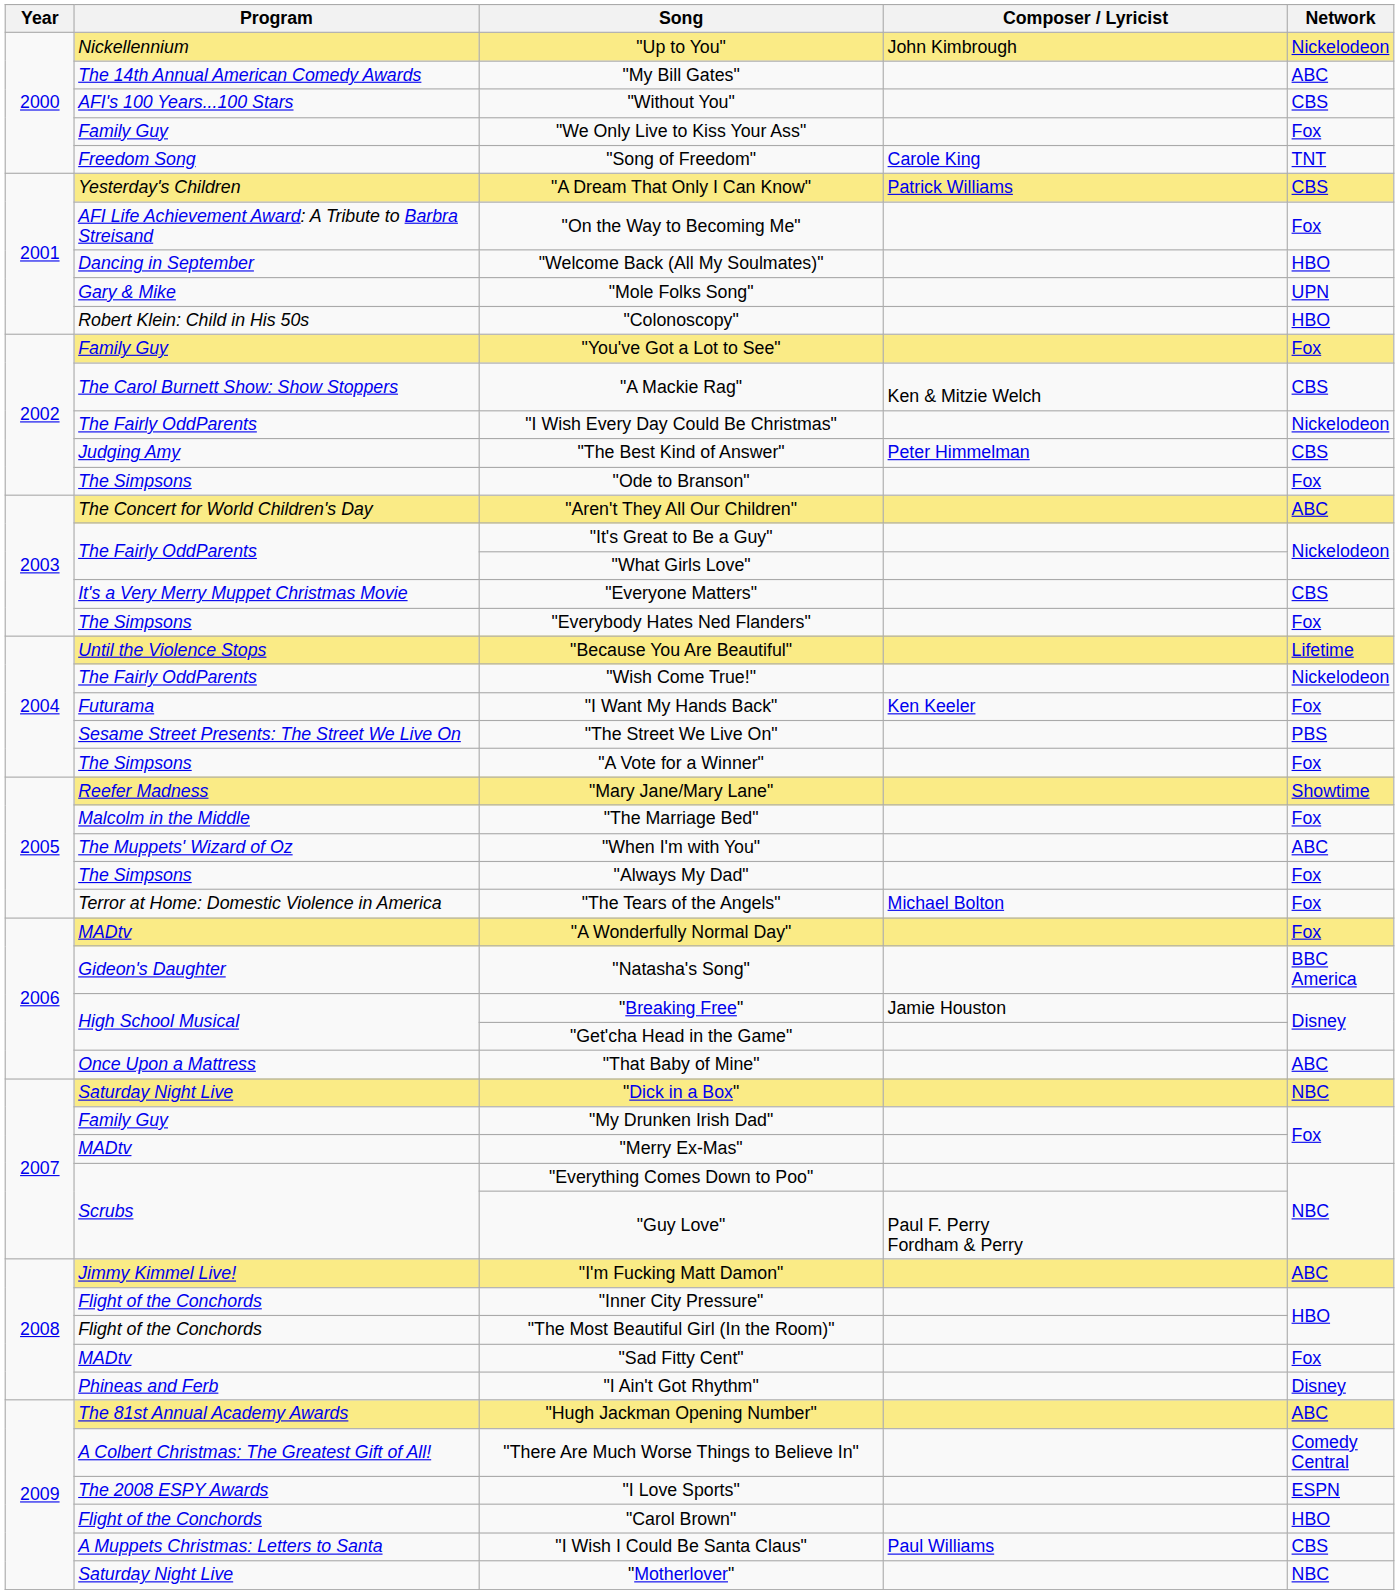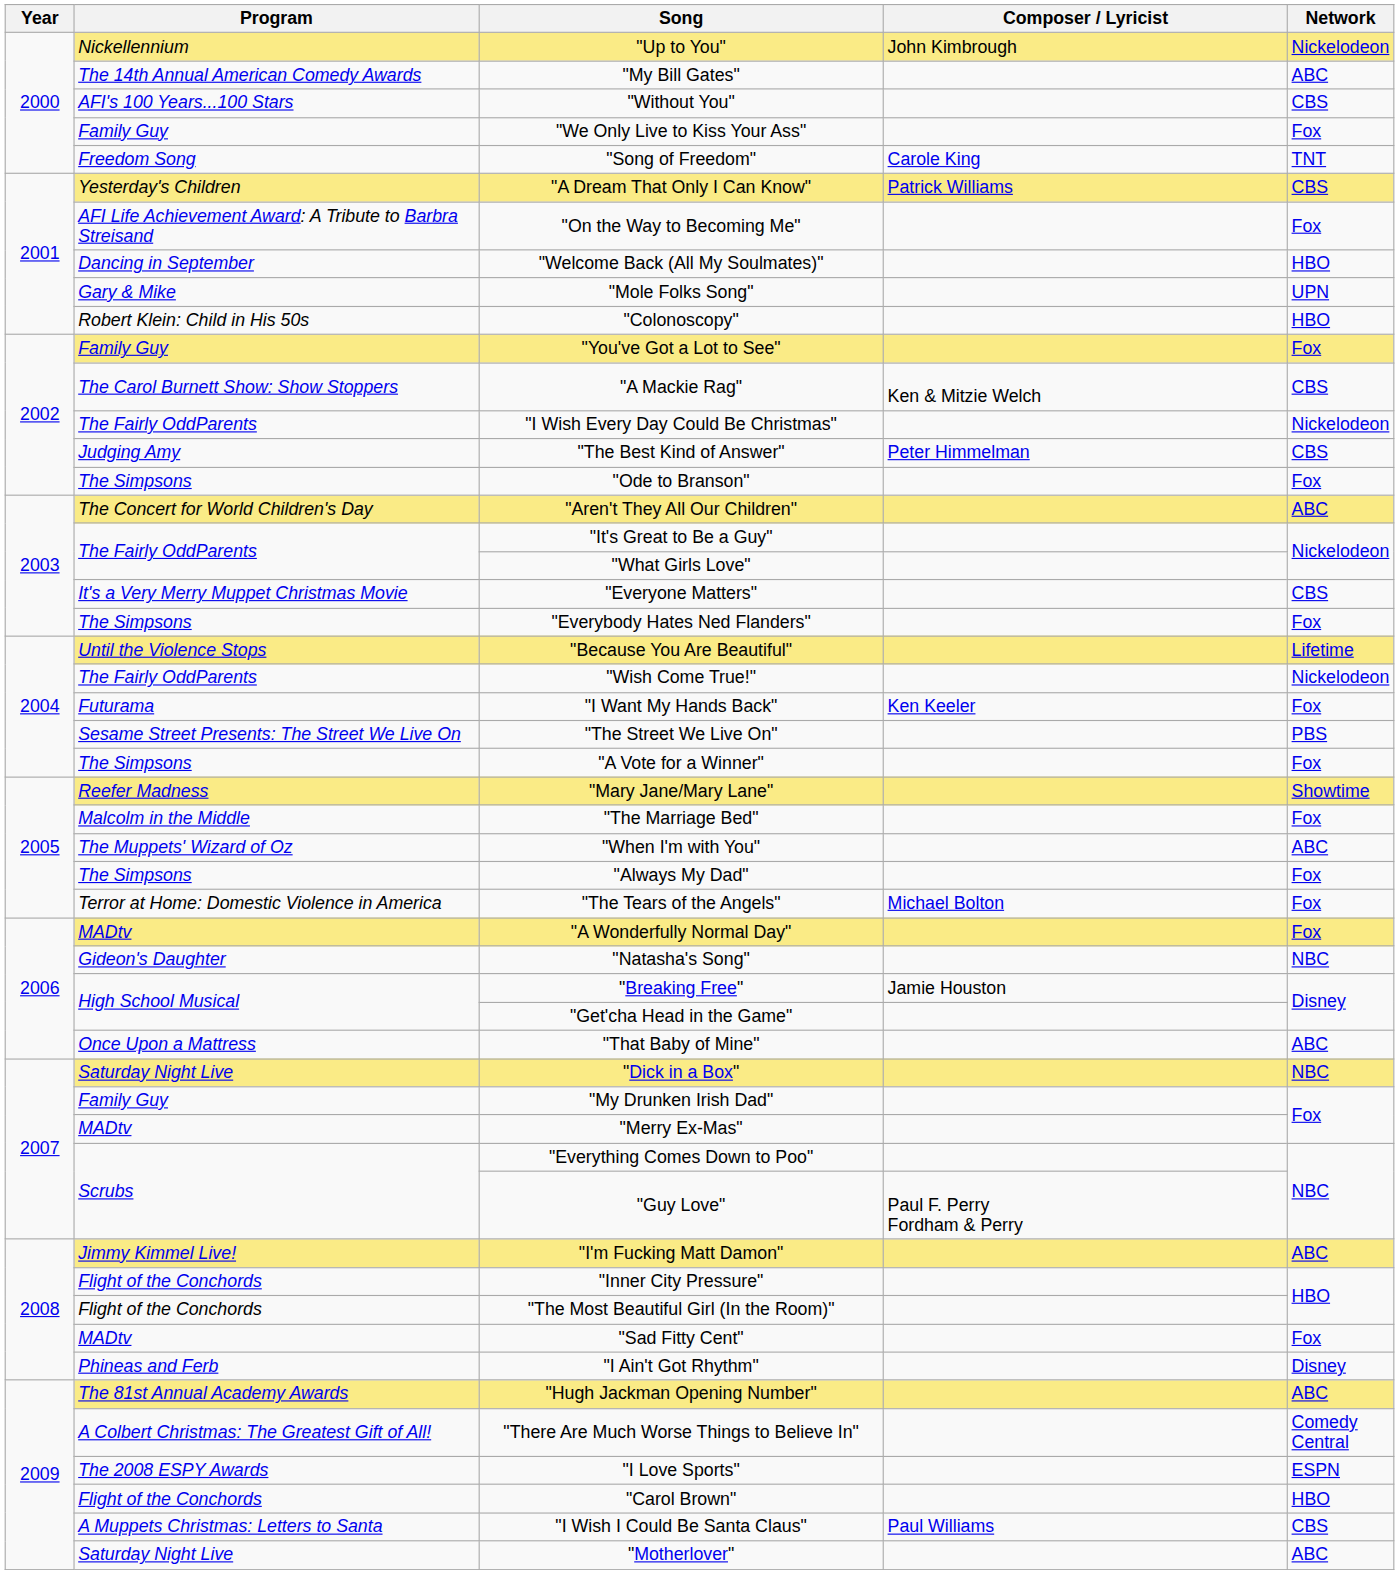(1324, 969) BBC America -> (1310, 959) NBC
(1310, 1574) NBC -> (1310, 1554) ABC
